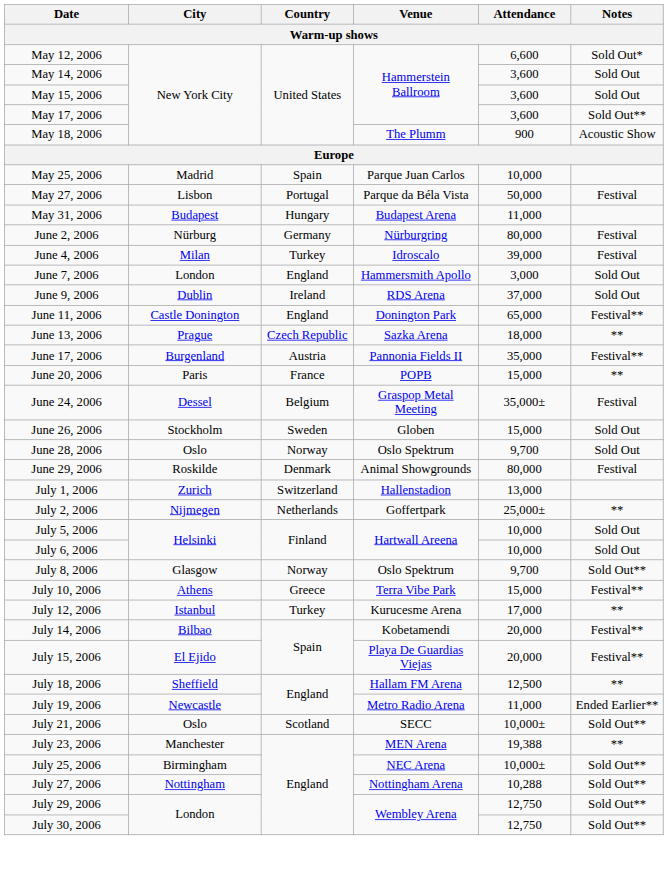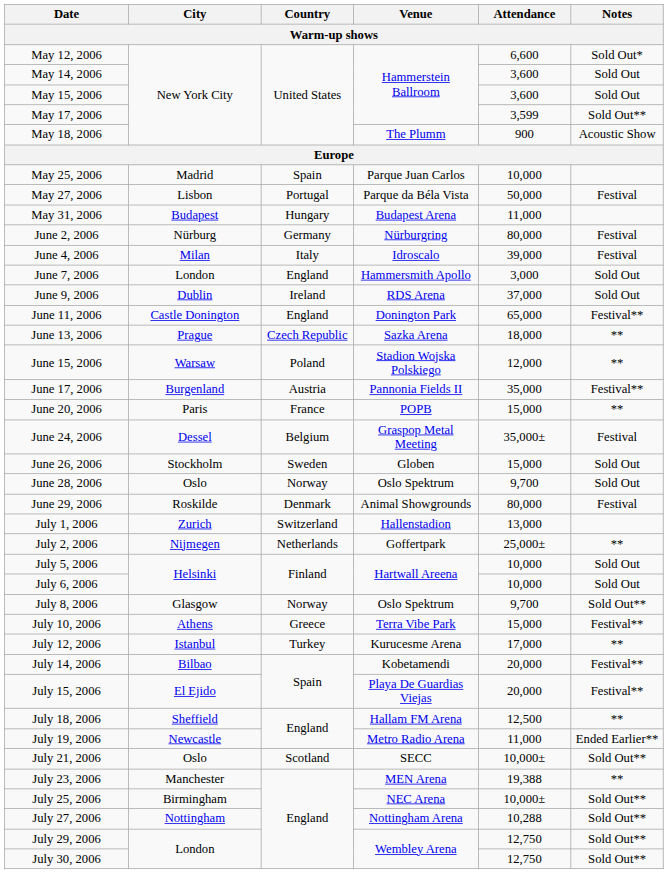(524, 114) 3,600 -> (524, 114) 3,599
(307, 255) Turkey -> (307, 255) Italy
+ row: (67, 362)
